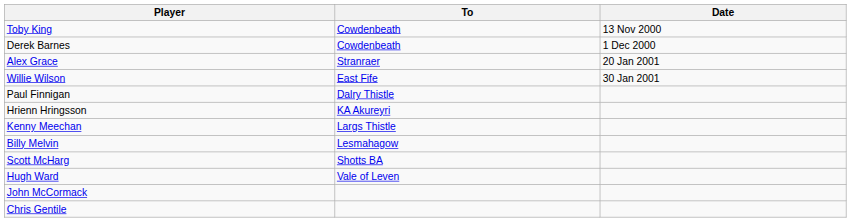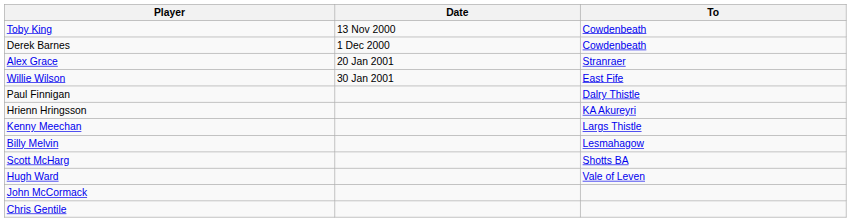columns swapped: (467, 13) <-> (723, 13)
